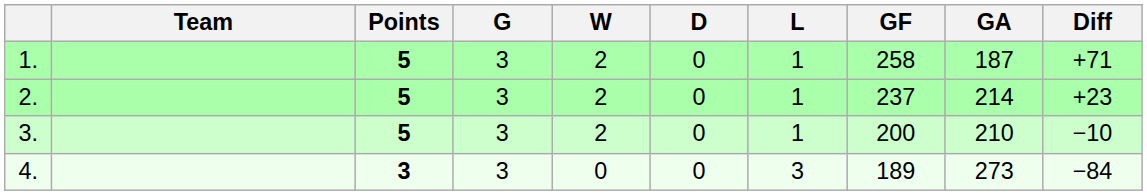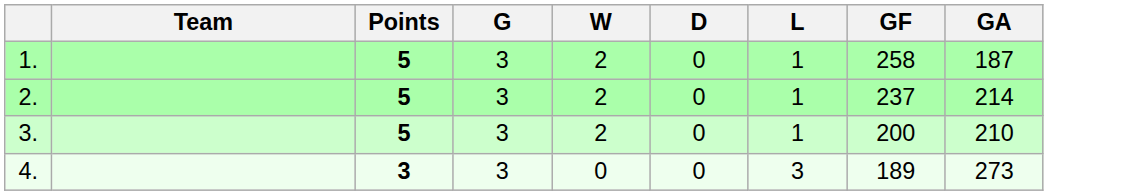- column: (1093, 23)
